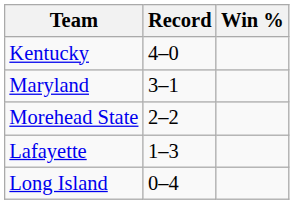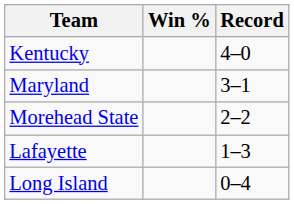columns swapped: (180, 20) <-> (252, 20)
